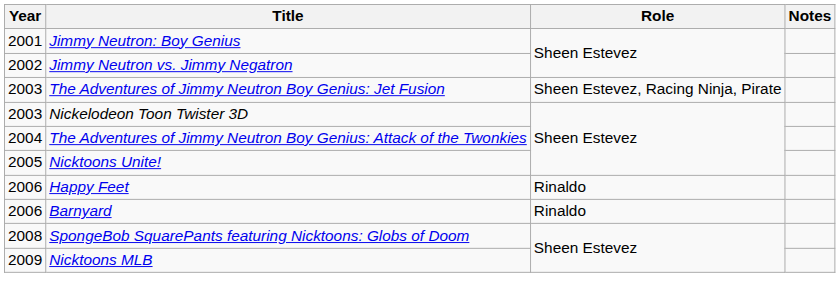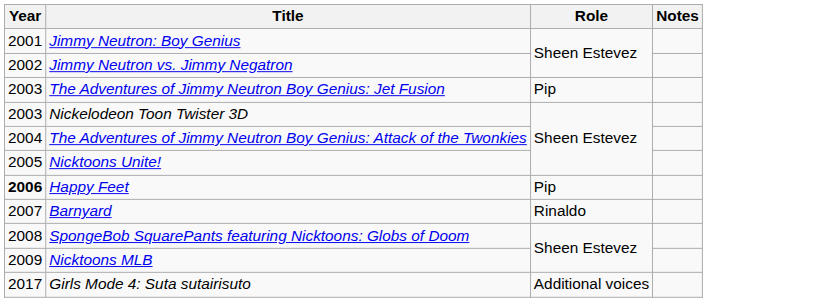(658, 89) Sheen Estevez, Racing Ninja, Pirate -> (545, 89) Pip
(25, 187) normal -> (25, 187) bold
(560, 187) Rinaldo -> (545, 187) Pip
(25, 211) 2006 -> (25, 211) 2007
+ row: (150, 284)
